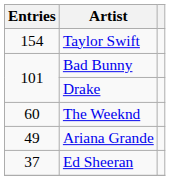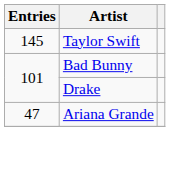(32, 41) 154 -> (32, 41) 145
- row: (102, 114)
(32, 138) 49 -> (32, 114) 47
- row: (98, 162)
